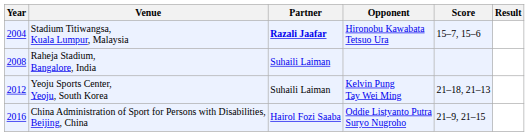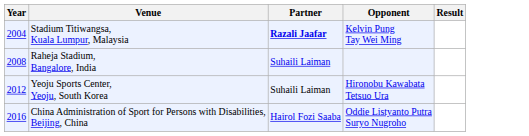- column: (463, 12)
(385, 34) Hironobu Kawabata Tetsuo Ura -> (373, 34) Kelvin Pung Tay Wei Ming
(373, 90) Kelvin Pung Tay Wei Ming -> (385, 90) Hironobu Kawabata Tetsuo Ura
